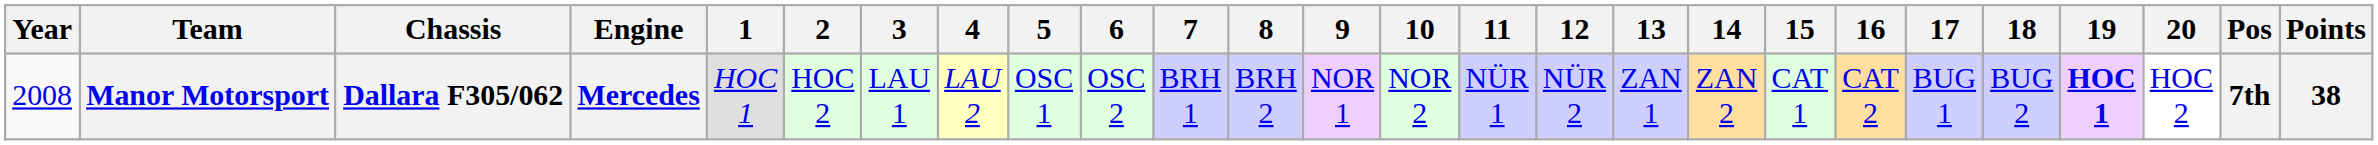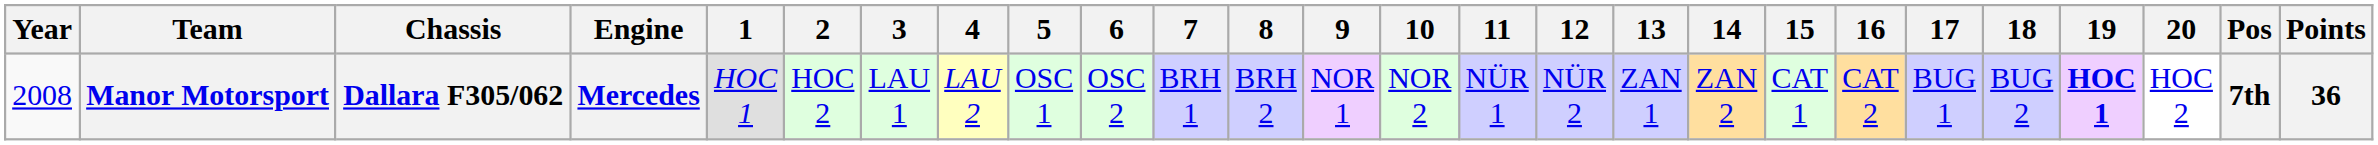(2326, 95) 38 -> (2326, 95) 36
